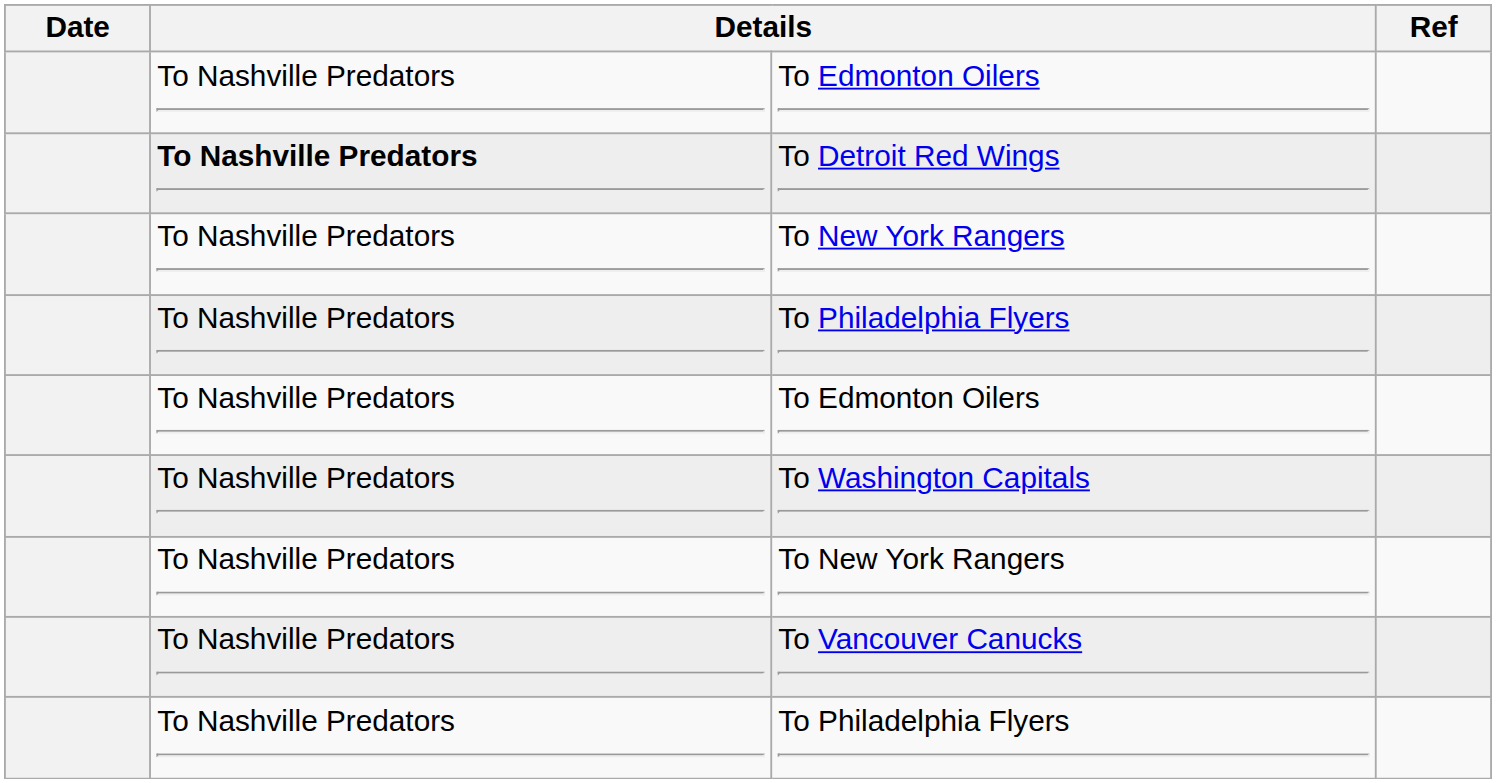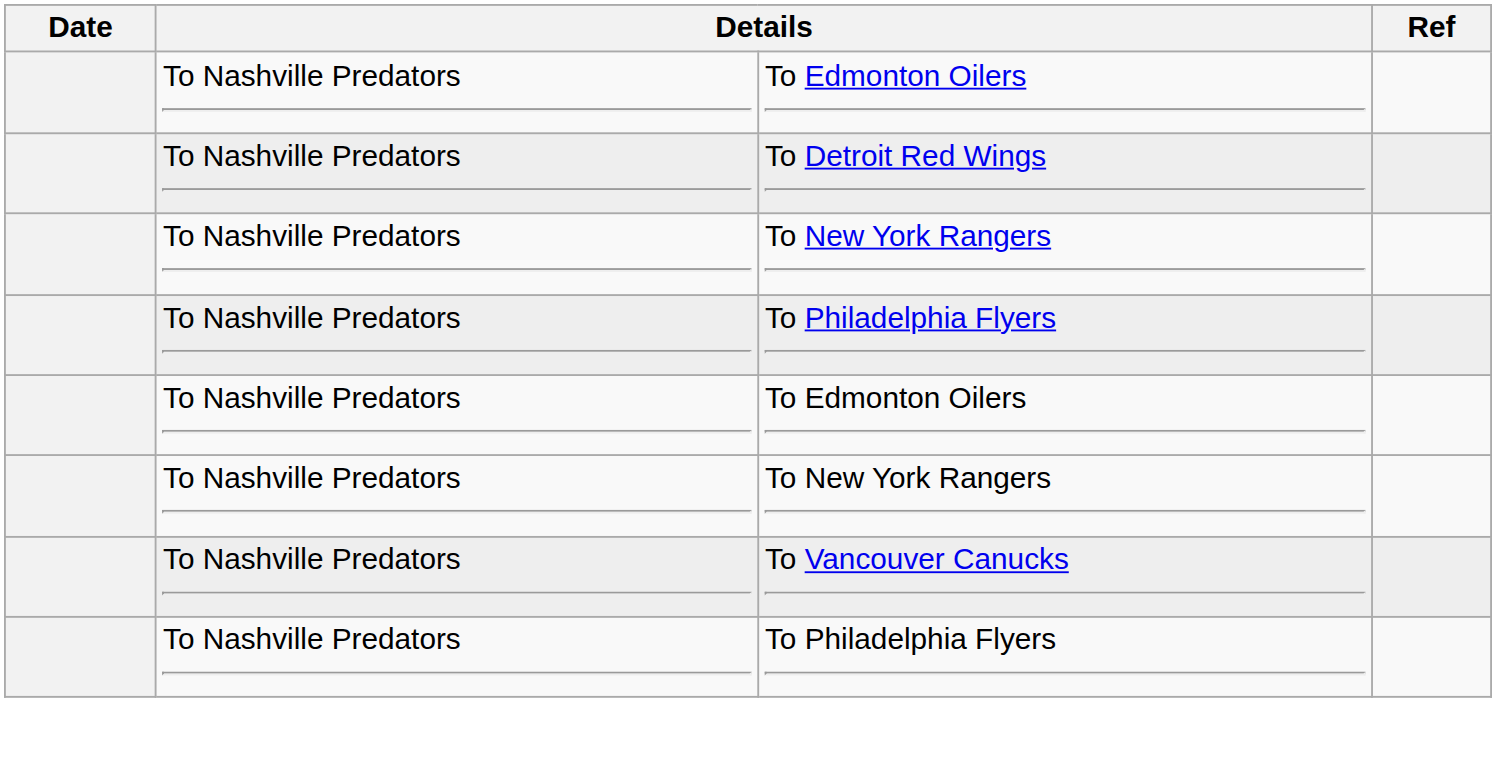(461, 166) bold -> (457, 166) normal
- row: (78, 496)
